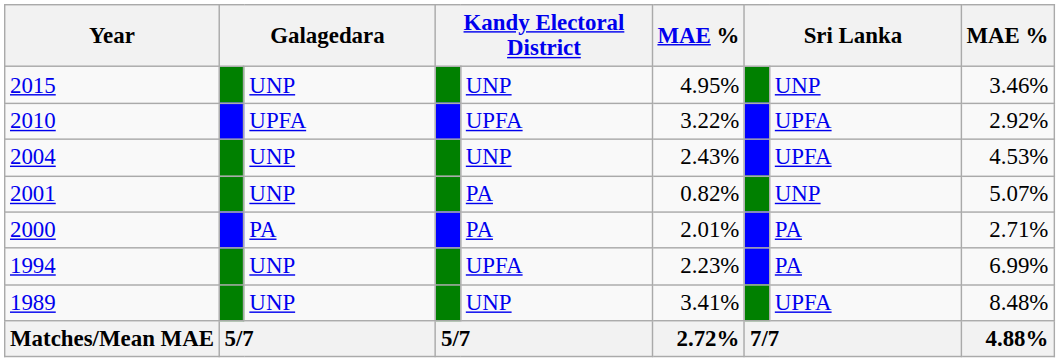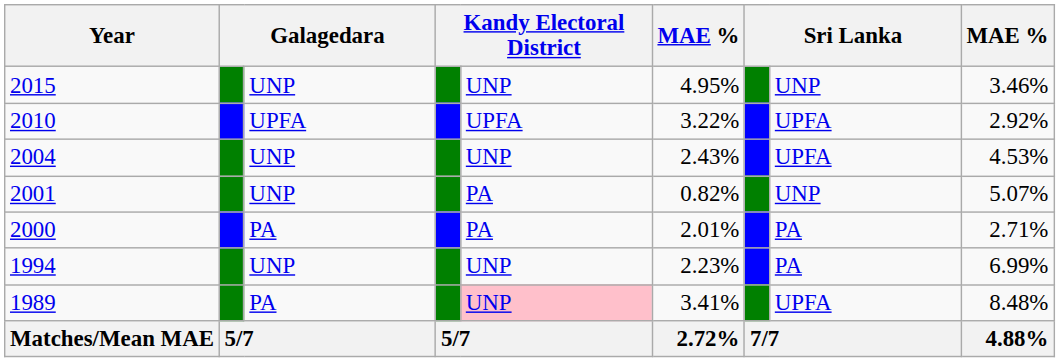(494, 266) UPFA -> (489, 266) UNP
(272, 302) UNP -> (263, 302) PA
(489, 302) no background -> (489, 302) pink background
